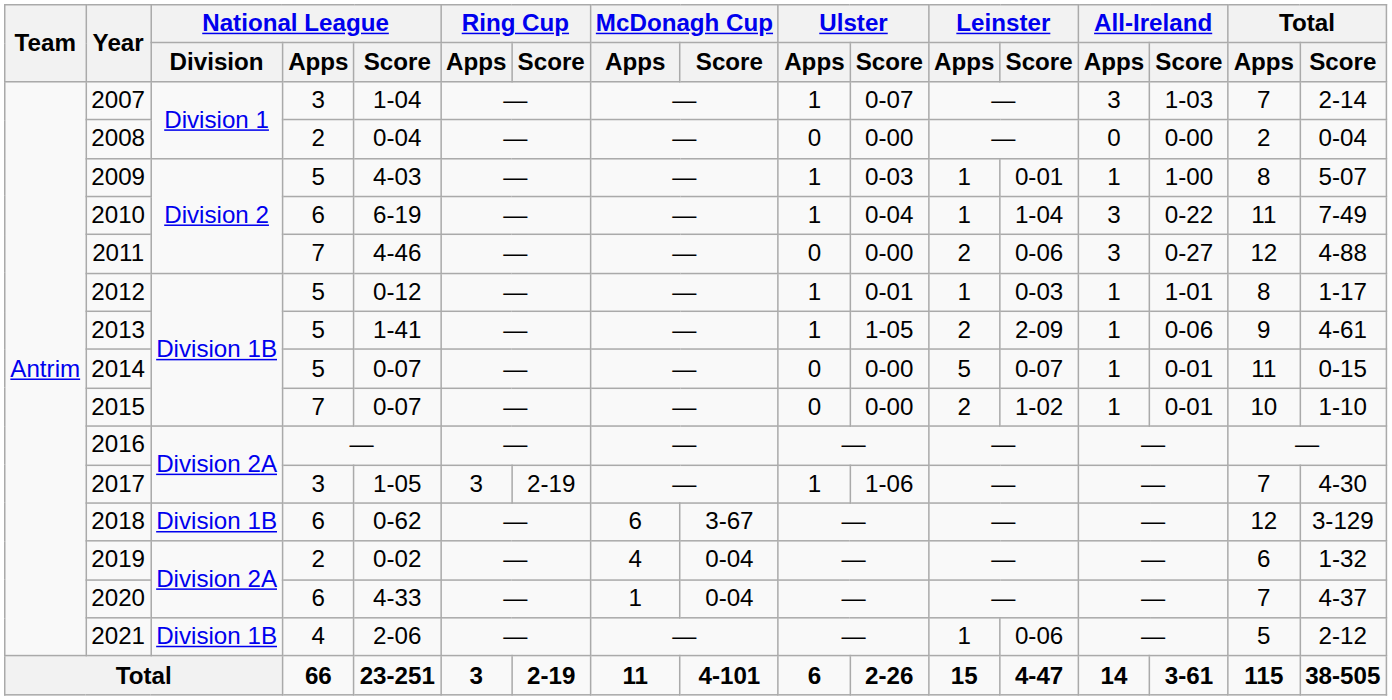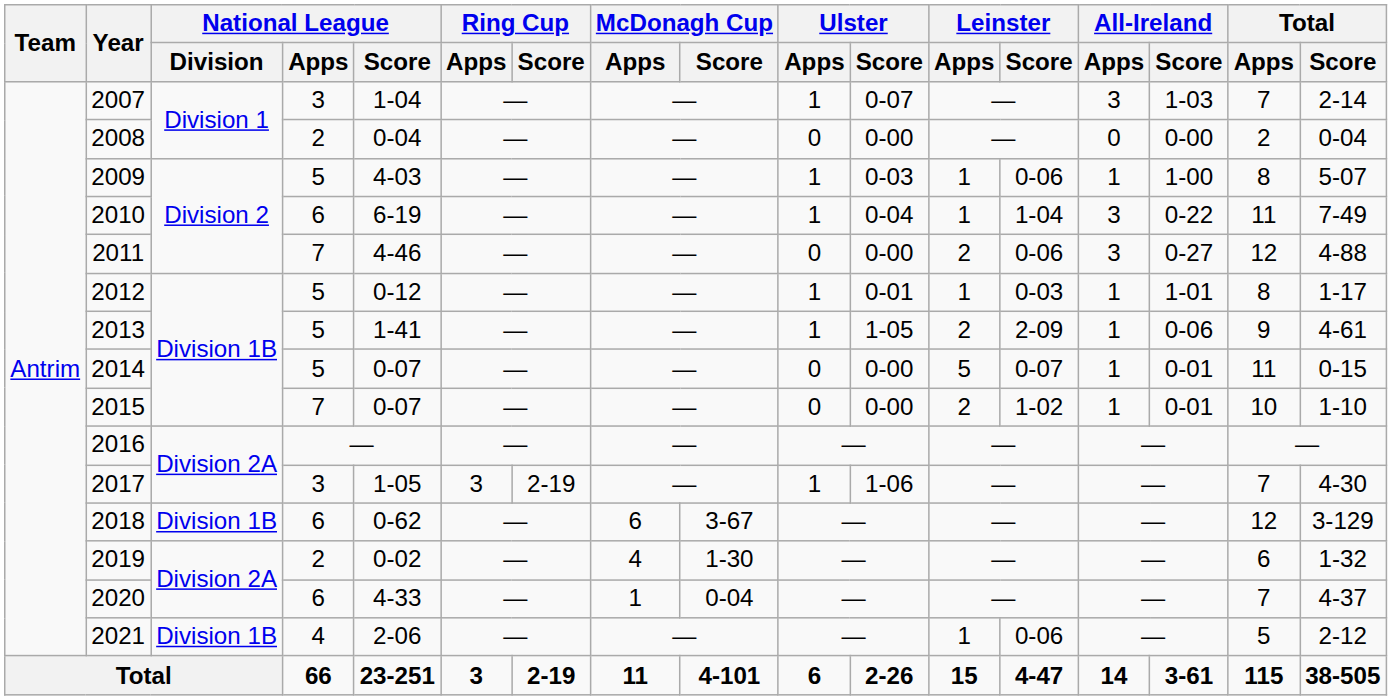(1039, 176) 0-01 -> (1039, 176) 0-06
(729, 560) 0-04 -> (729, 560) 1-30
